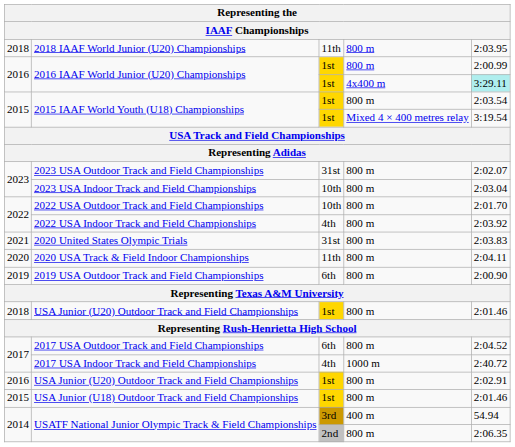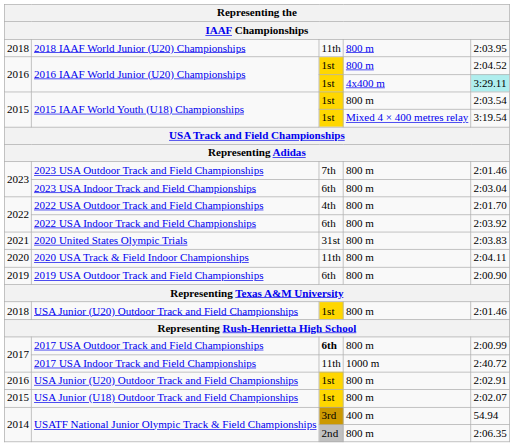(491, 65) 2:00.99 -> (490, 65) 2:04.52
(331, 170) 31st -> (329, 170) 7th
(491, 170) 2:02.07 -> (490, 170) 2:01.46
(331, 188) 10th -> (329, 188) 6th
(331, 205) 10th -> (329, 205) 4th
(329, 223) 4th -> (329, 223) 6th
(329, 345) normal -> (329, 345) bold
(491, 345) 2:04.52 -> (490, 345) 2:00.99
(329, 363) 4th -> (331, 363) 11th
(491, 398) 2:01.46 -> (490, 398) 2:02.07
